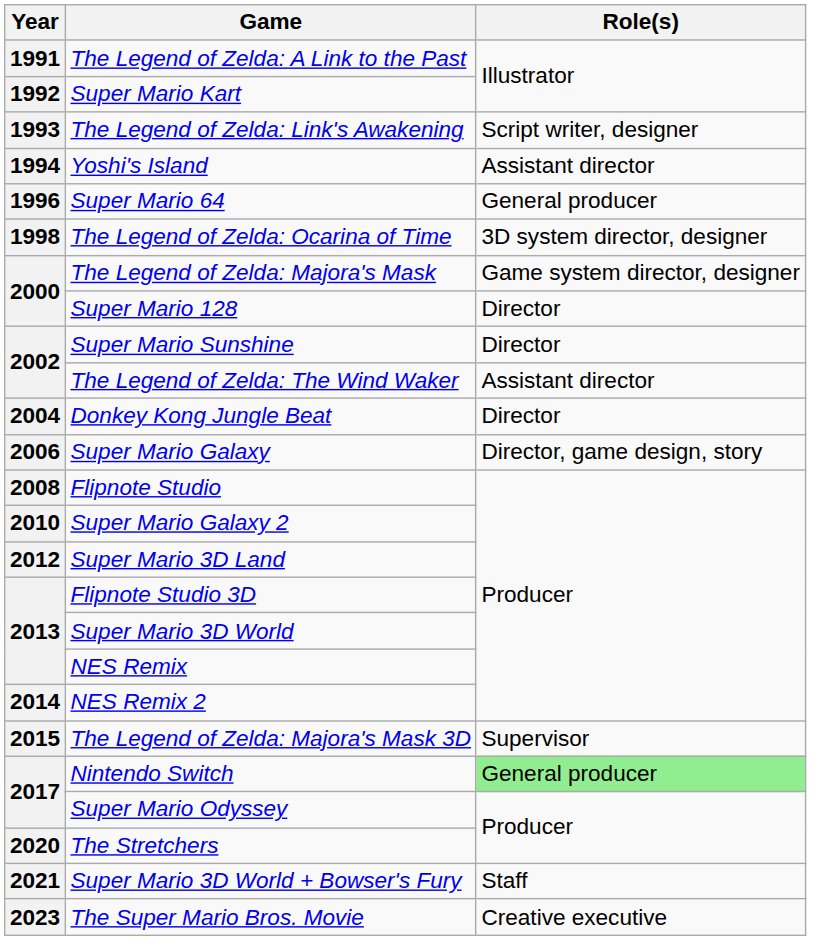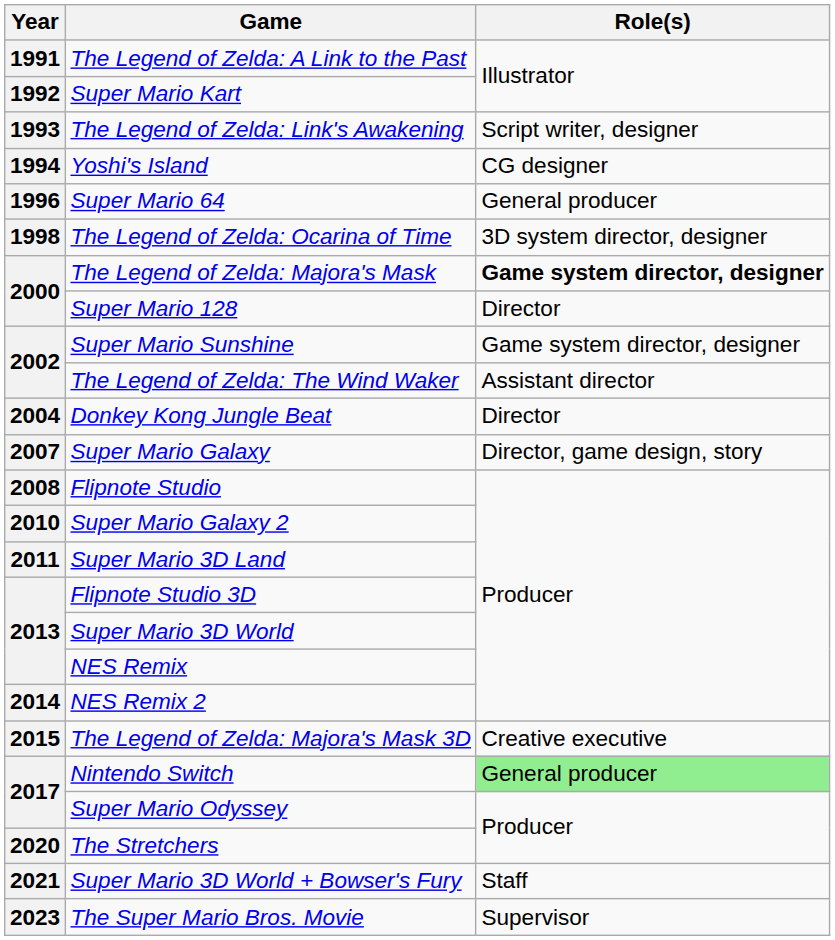(568, 165) Assistant director -> (545, 165) CG designer
(641, 272) normal -> (653, 272) bold
(521, 344) Director -> (641, 344) Game system director, designer
(35, 451) 2006 -> (35, 451) 2007
(35, 559) 2012 -> (35, 559) 2011
(535, 737) Supervisor -> (574, 737) Creative executive
(574, 916) Creative executive -> (535, 916) Supervisor
